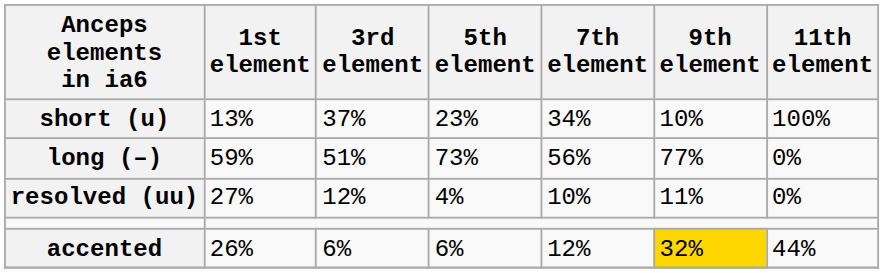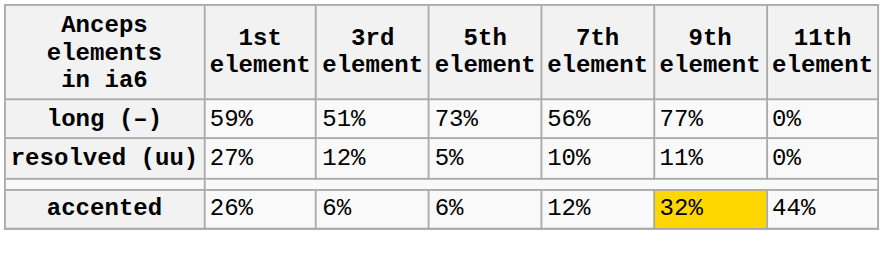- row: (104, 119)
(449, 198) 4% -> (449, 158) 5%
